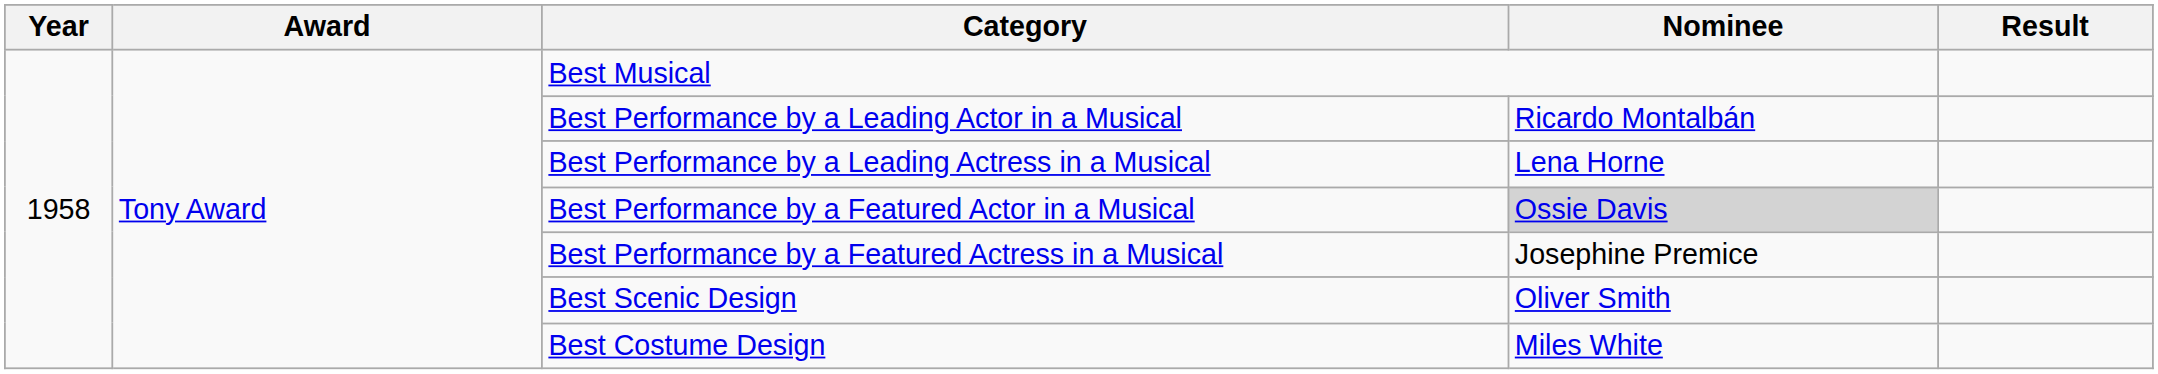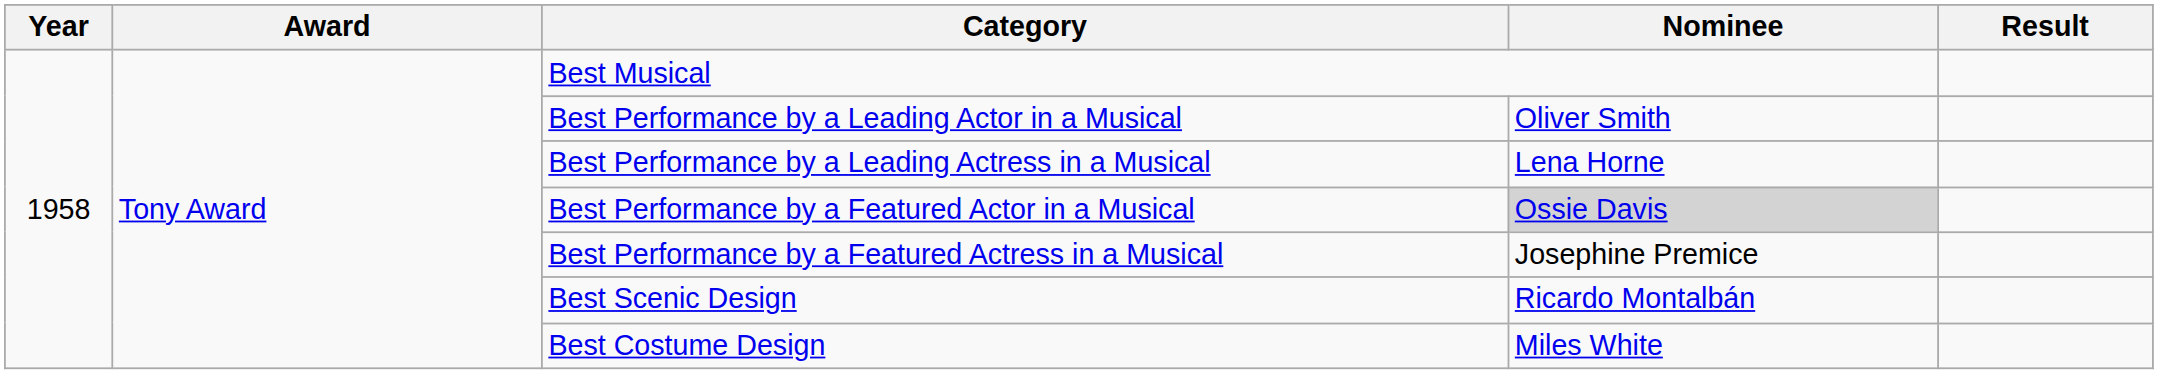(1635, 118) Ricardo Montalbán -> (1593, 118) Oliver Smith
(1593, 299) Oliver Smith -> (1635, 299) Ricardo Montalbán
